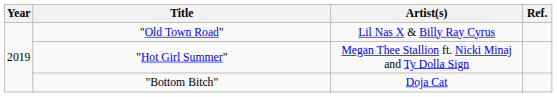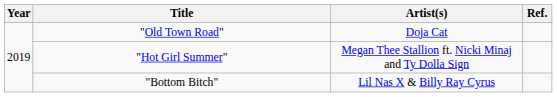(427, 32) Lil Nas X & Billy Ray Cyrus -> (427, 32) Doja Cat
(427, 82) Doja Cat -> (427, 82) Lil Nas X & Billy Ray Cyrus
